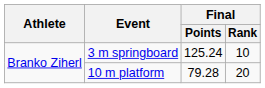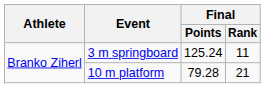(243, 53) 10 -> (243, 53) 11
(243, 73) 20 -> (243, 73) 21
